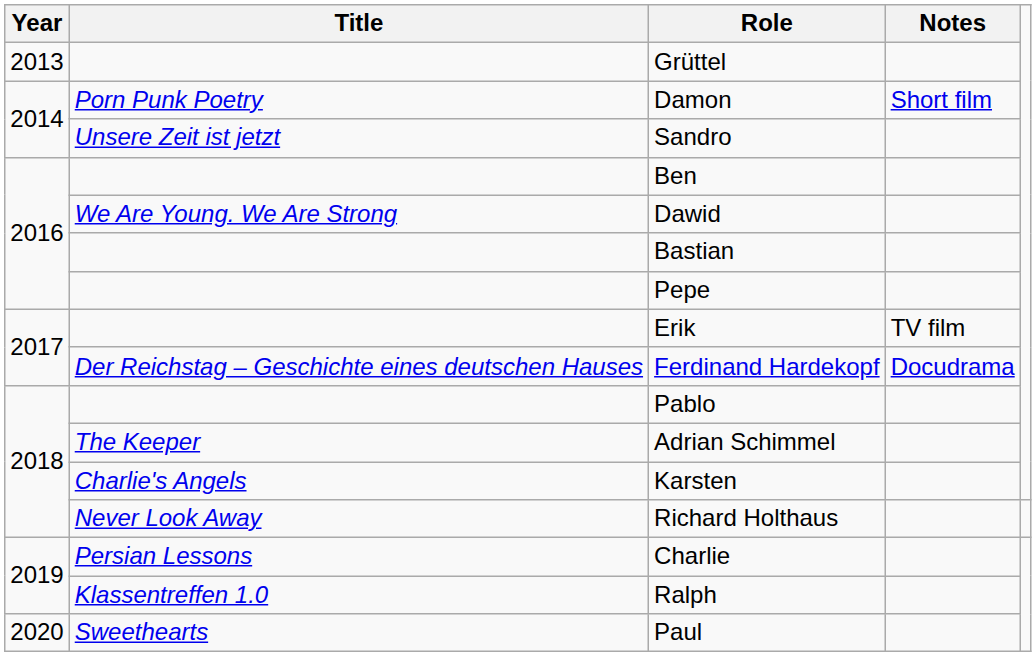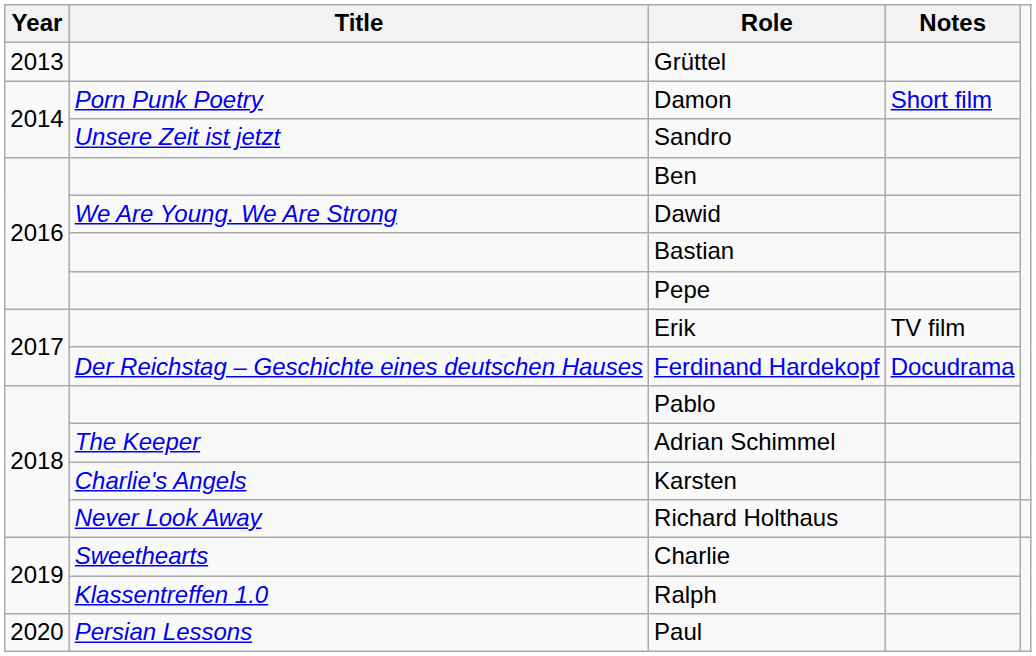(163, 556) Persian Lessons -> (141, 556) Sweethearts
(141, 632) Sweethearts -> (163, 632) Persian Lessons
